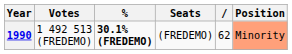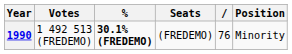(224, 35) 62 -> (224, 35) 76
(260, 35) lightsalmon background -> (260, 35) no background
